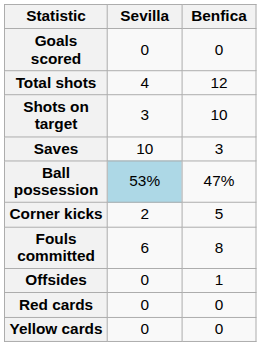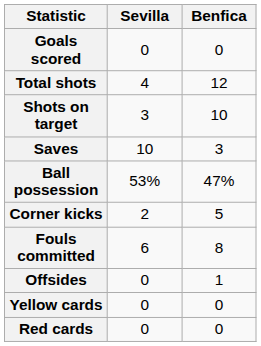(145, 181) lightblue background -> (145, 181) no background
rows swapped: (56, 329) <-> (56, 305)
